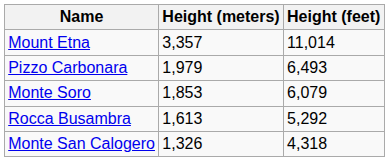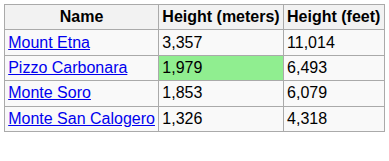(182, 67) no background -> (182, 67) lightgreen background
- row: (70, 118)
